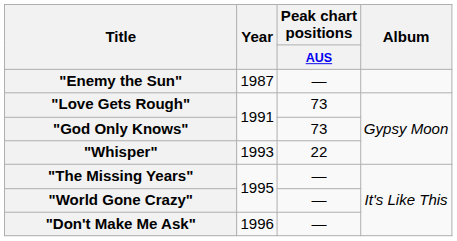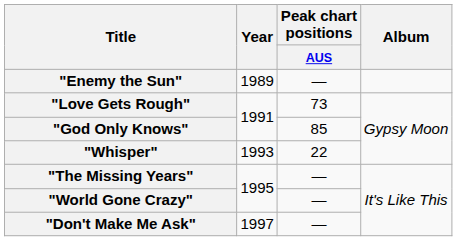(257, 81) 1987 -> (257, 81) 1989
(319, 128) 73 -> (319, 128) 85
(257, 224) 1996 -> (257, 224) 1997
